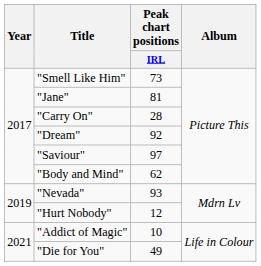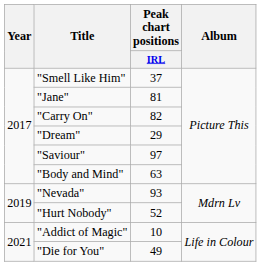(156, 77) 73 -> (156, 77) 37
(156, 116) 28 -> (156, 116) 82
(156, 135) 92 -> (156, 135) 29
(156, 174) 62 -> (156, 174) 63
(156, 212) 12 -> (156, 212) 52
